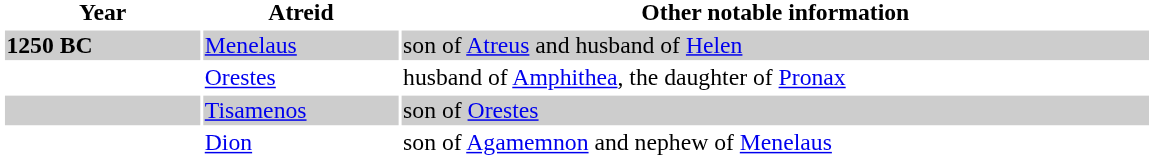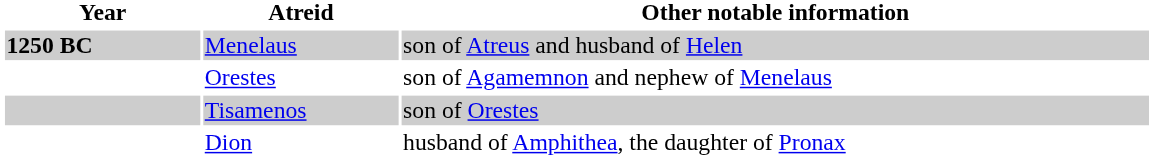(624, 77) husband of Amphithea, the daughter of Pronax -> (617, 77) son of Agamemnon and nephew of Menelaus
(617, 142) son of Agamemnon and nephew of Menelaus -> (624, 142) husband of Amphithea, the daughter of Pronax
